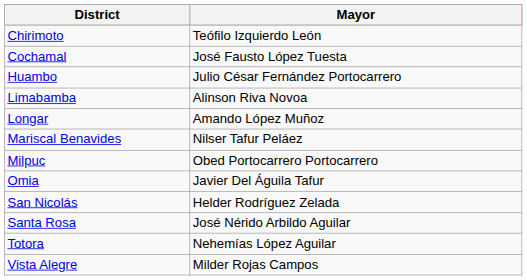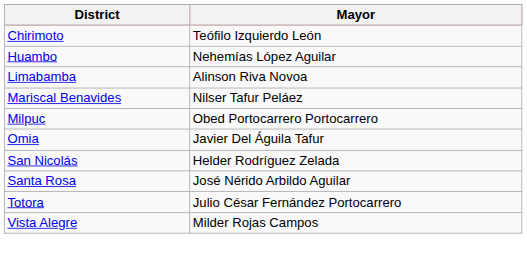- row: (37, 56)
(297, 77) Julio César Fernández Portocarrero -> (264, 56) Nehemías López Aguilar
- row: (28, 118)
(264, 243) Nehemías López Aguilar -> (297, 202) Julio César Fernández Portocarrero
